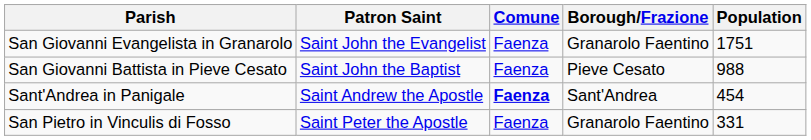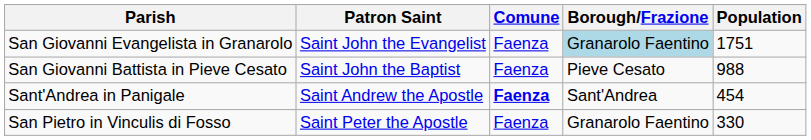(638, 43) no background -> (638, 43) lightblue background
(730, 122) 331 -> (730, 122) 330
